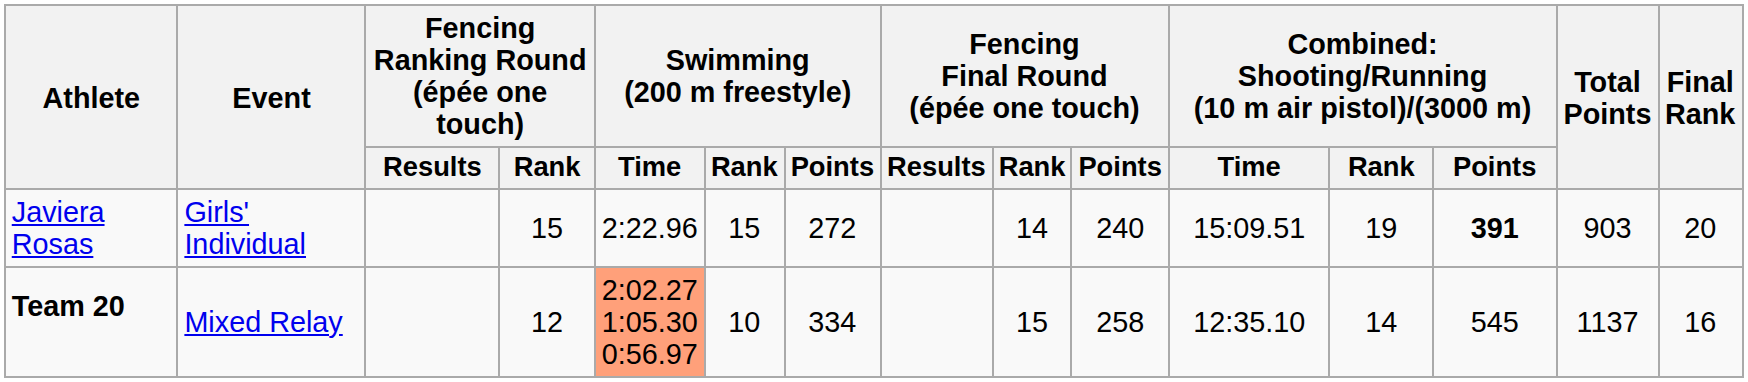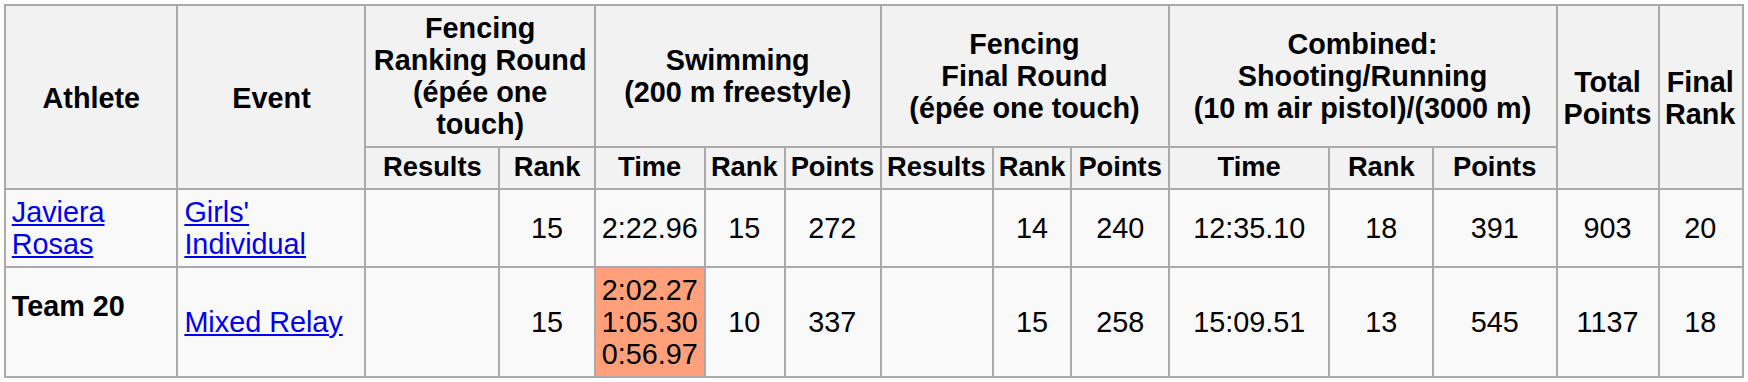(1249, 229) 15:09.51 -> (1249, 229) 12:35.10
(1381, 229) 19 -> (1381, 229) 18
(1495, 229) bold -> (1495, 229) normal
(547, 322) 12 -> (547, 322) 15
(832, 322) 334 -> (832, 322) 337
(1249, 322) 12:35.10 -> (1249, 322) 15:09.51
(1381, 322) 14 -> (1381, 322) 13
(1700, 322) 16 -> (1700, 322) 18
